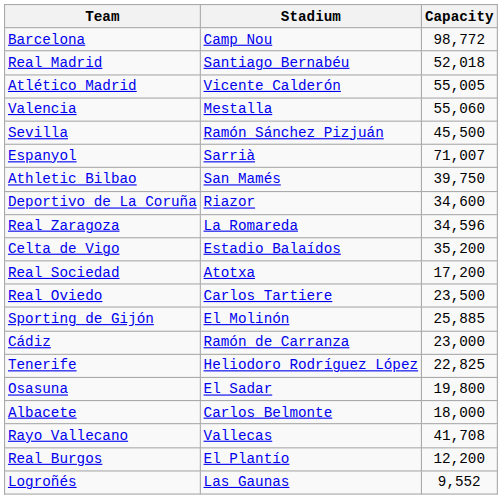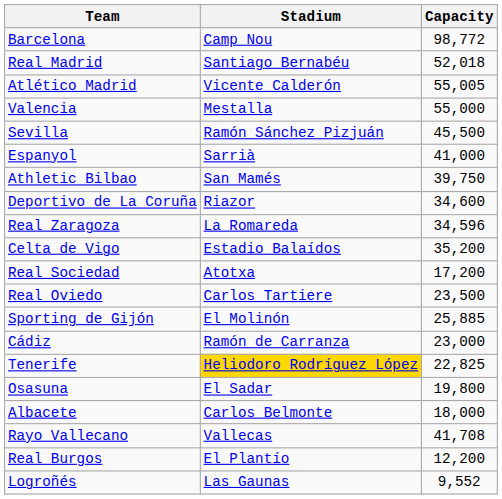(459, 109) 55,060 -> (459, 109) 55,000
(459, 156) 71,007 -> (459, 156) 41,000
(311, 366) no background -> (311, 366) gold background
